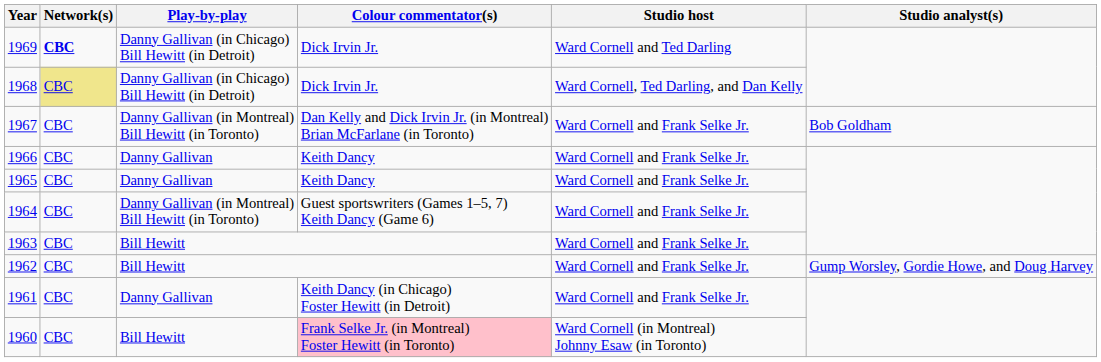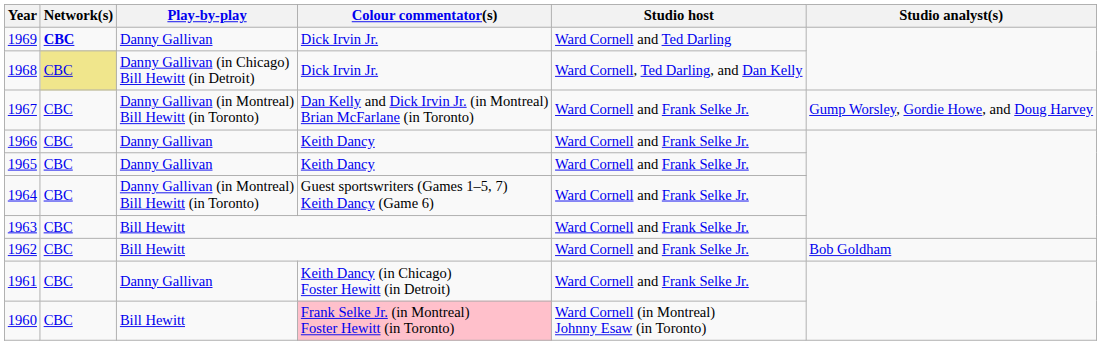(205, 47) Danny Gallivan (in Chicago) Bill Hewitt (in Detroit) -> (166, 39) Danny Gallivan
(850, 126) Bob Goldham -> (951, 109) Gump Worsley, Gordie Howe, and Doug Harvey
(951, 266) Gump Worsley, Gordie Howe, and Doug Harvey -> (850, 249) Bob Goldham
